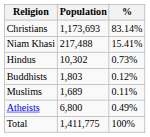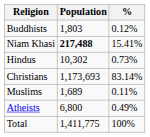rows swapped: (27, 28) <-> (27, 76)
(76, 44) normal -> (76, 44) bold
